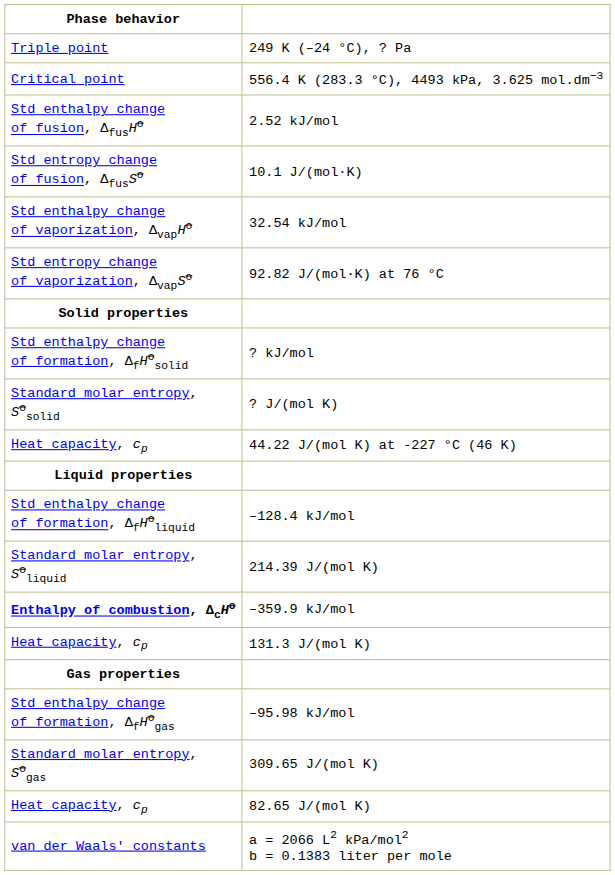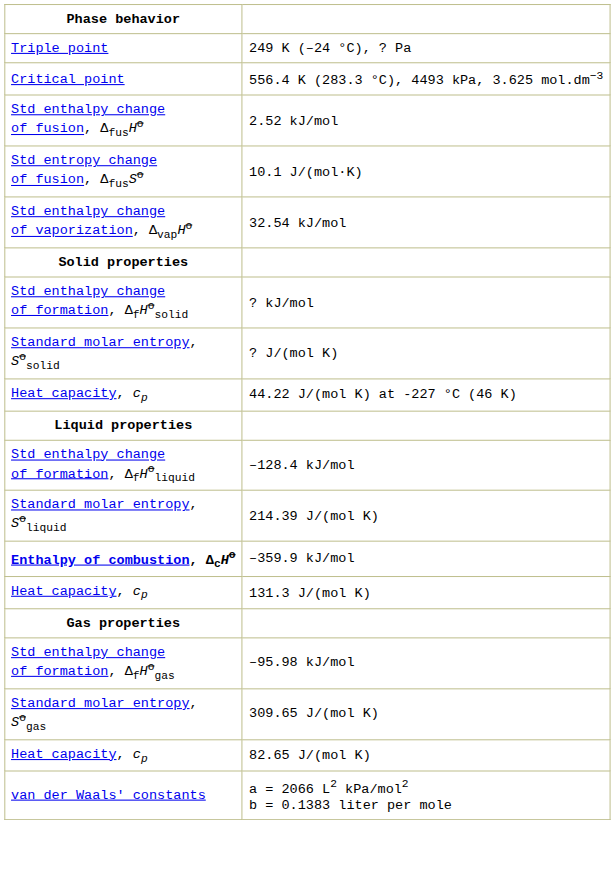- row: (346, 273)
